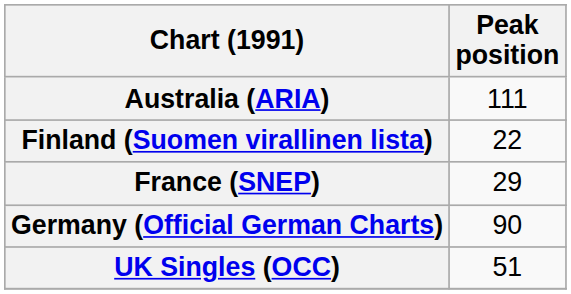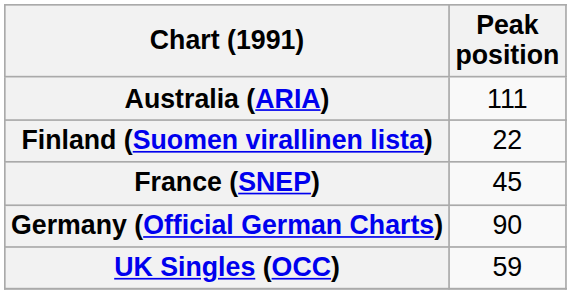(507, 182) 29 -> (507, 182) 45
(507, 267) 51 -> (507, 267) 59
